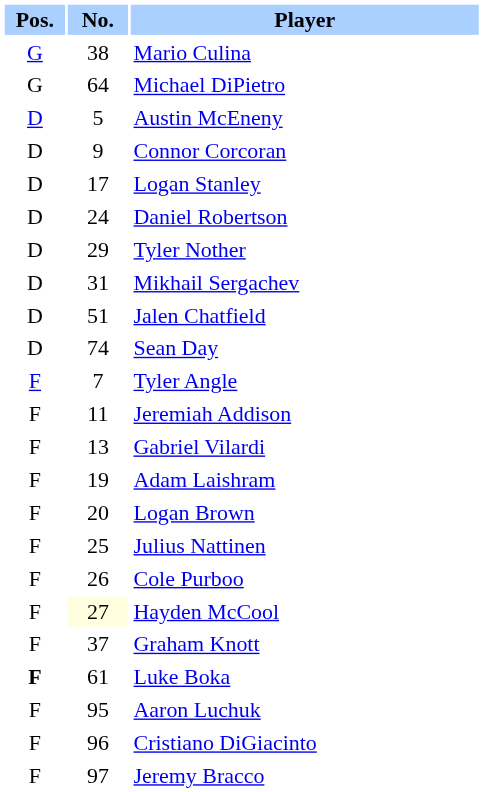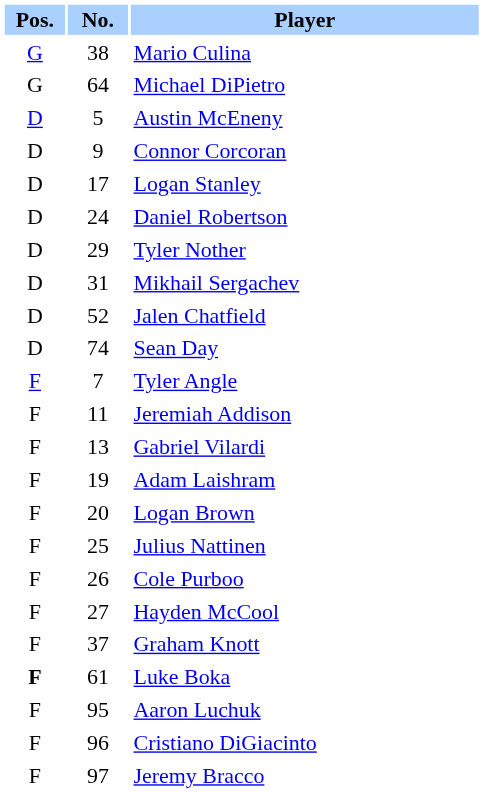(98, 315) 51 -> (98, 315) 52
(98, 611) lightyellow background -> (98, 611) no background
